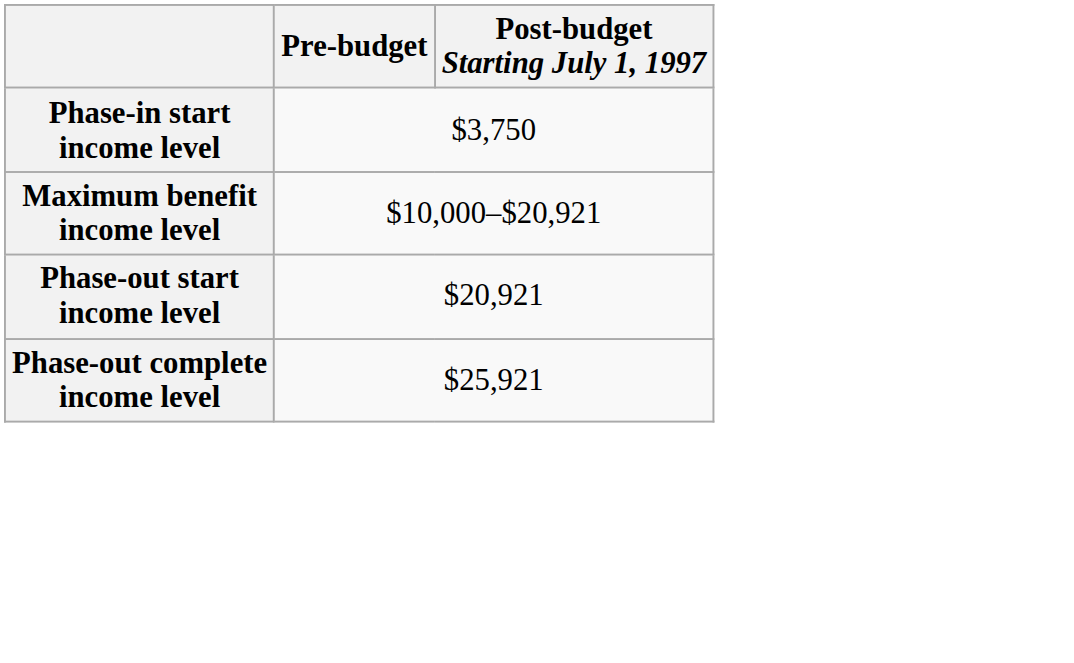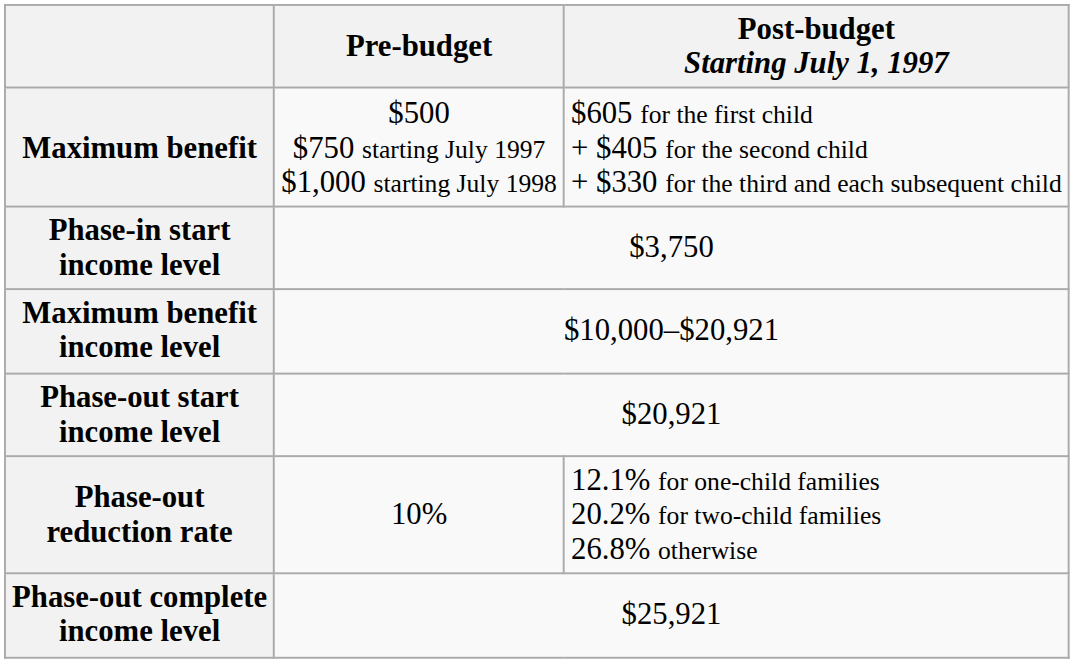+ row: (140, 146)
+ row: (140, 514)
